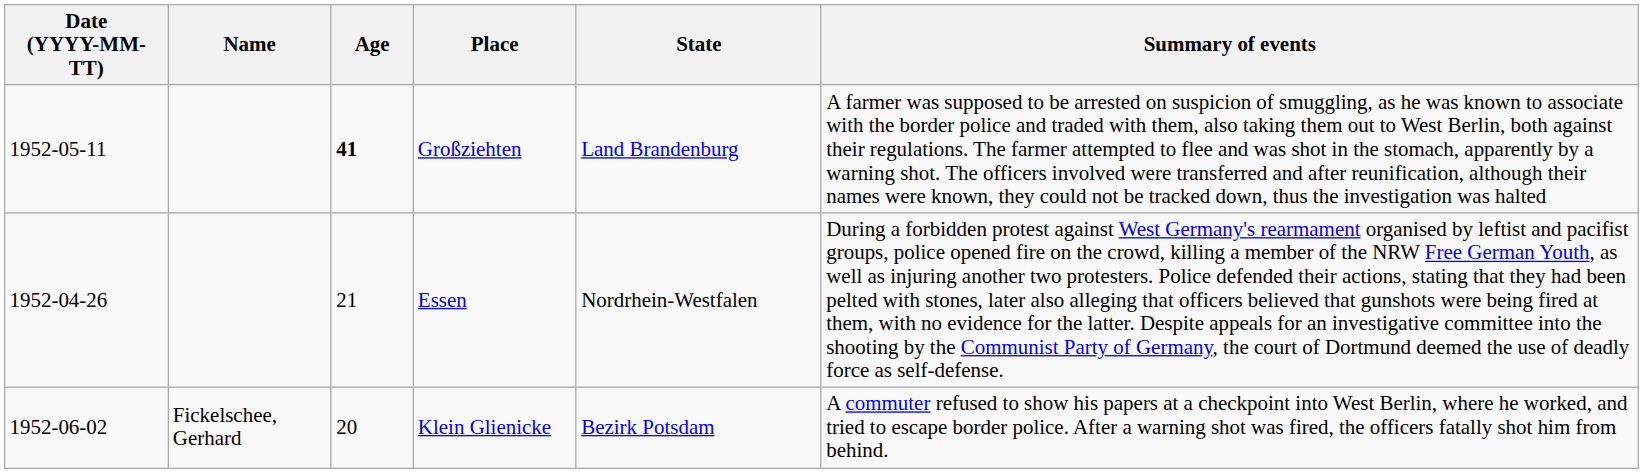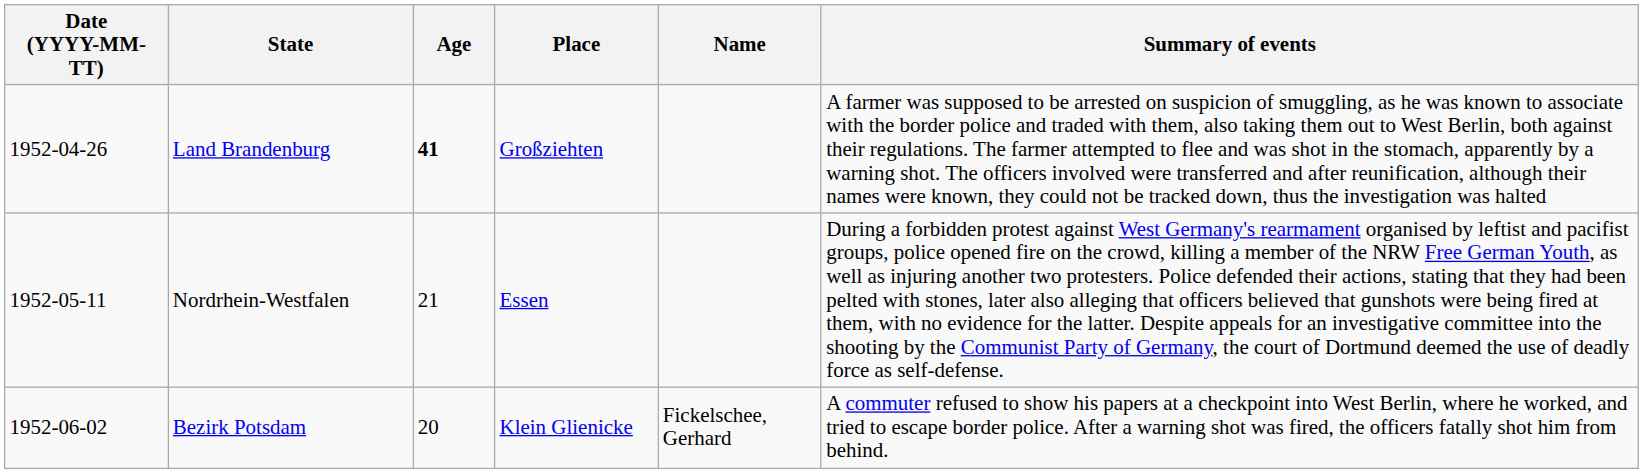columns swapped: (250, 44) <-> (699, 44)
(58, 148) 1952-05-11 -> (58, 148) 1952-04-26
(58, 299) 1952-04-26 -> (58, 299) 1952-05-11
